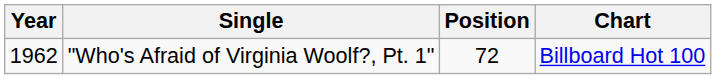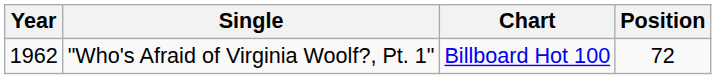columns swapped: (622, 21) <-> (487, 21)
